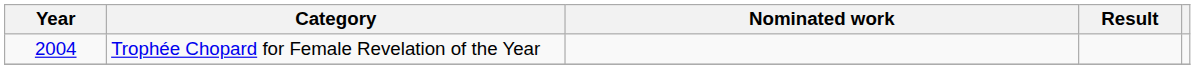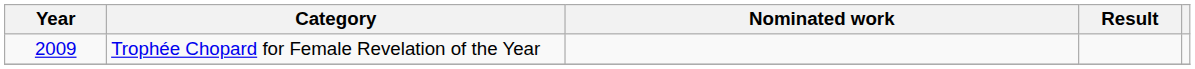(56, 49) 2004 -> (56, 49) 2009
